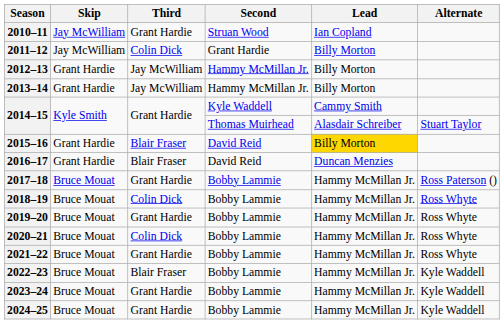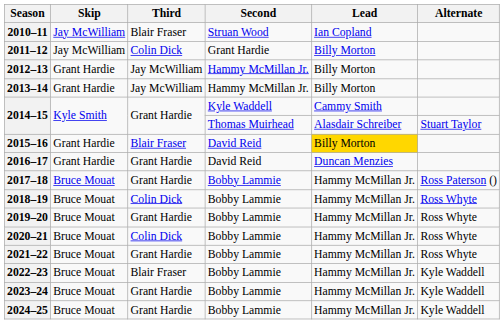(161, 32) Grant Hardie -> (158, 32) Blair Fraser
(158, 161) Blair Fraser -> (161, 161) Grant Hardie
